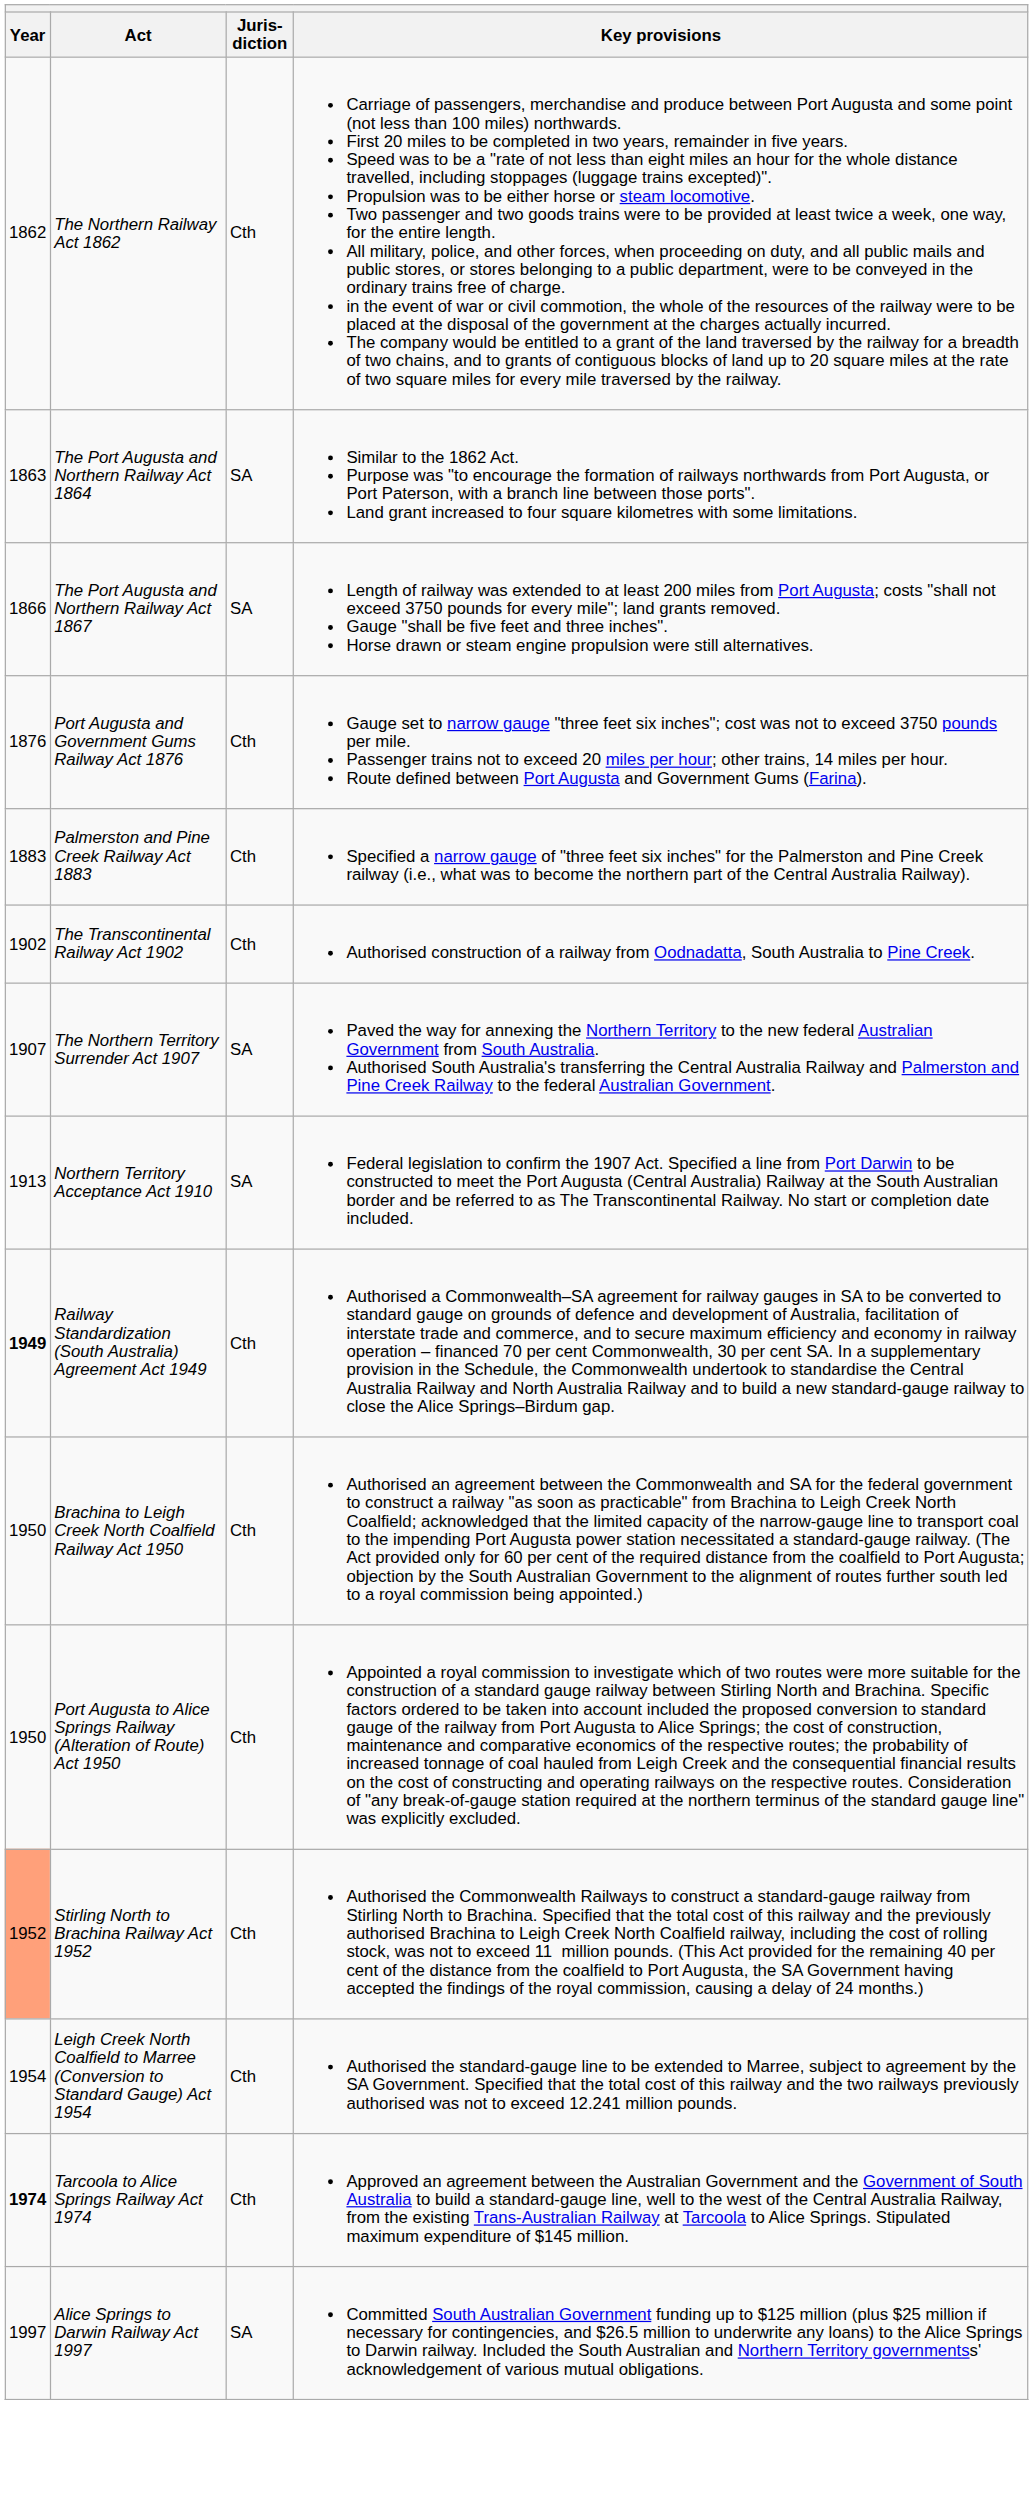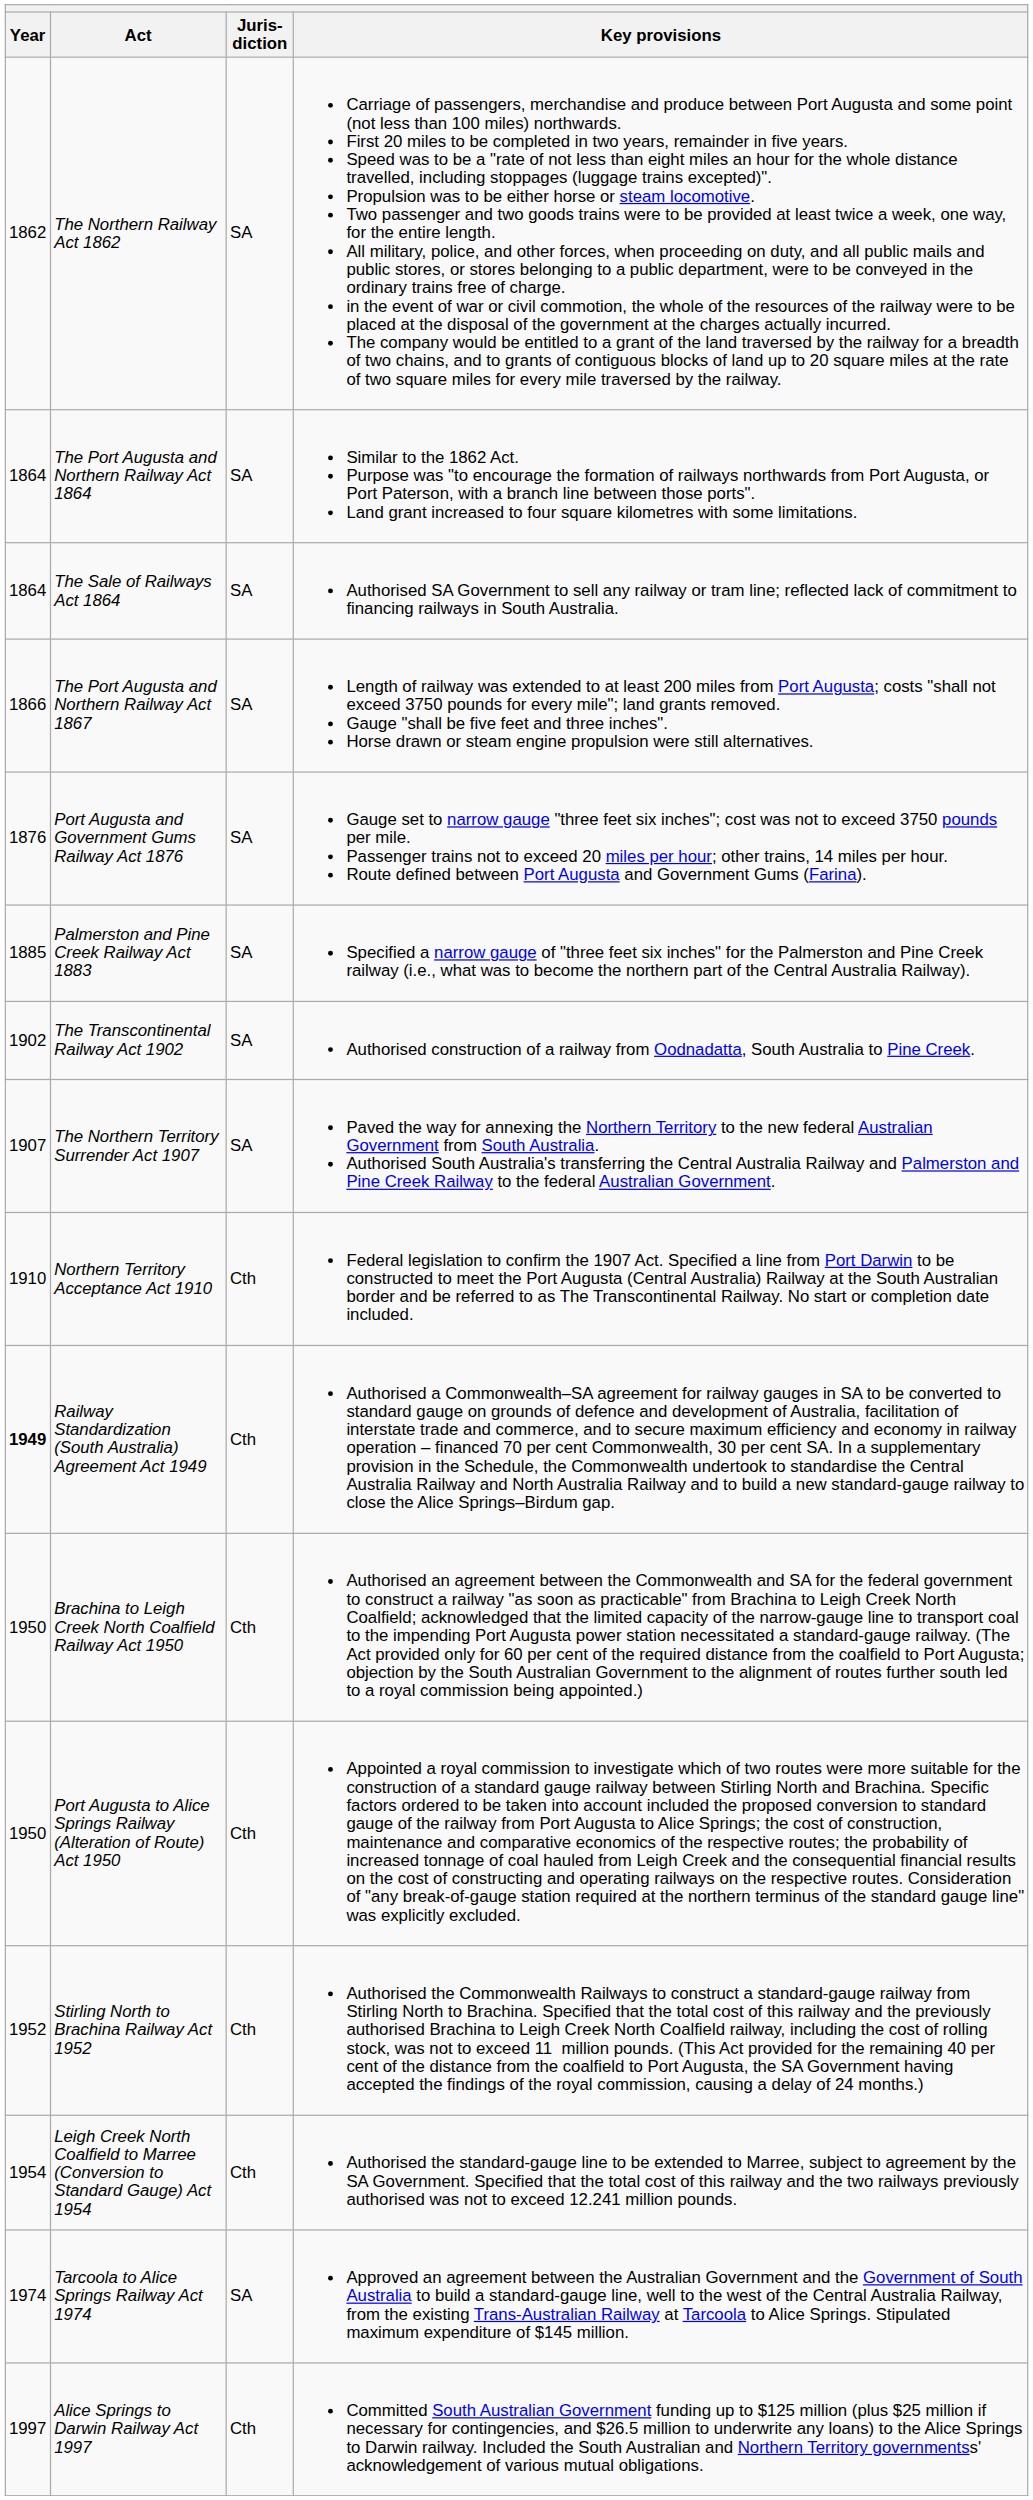(243, 233) Cth -> (241, 233) SA
(28, 476) 1863 -> (28, 476) 1864
+ row: (133, 591)
(243, 742) Cth -> (241, 838) SA
(28, 857) 1883 -> (28, 953) 1885
(243, 857) Cth -> (241, 953) SA
(243, 944) Cth -> (241, 1040) SA
(28, 1182) 1913 -> (28, 1279) 1910
(241, 1182) SA -> (243, 1279) Cth
(28, 1934) lightsalmon background -> (28, 2030) no background
(28, 2200) bold -> (28, 2296) normal
(243, 2200) Cth -> (241, 2296) SA
(241, 2333) SA -> (243, 2429) Cth
